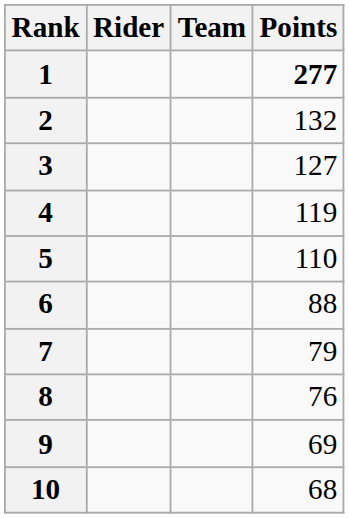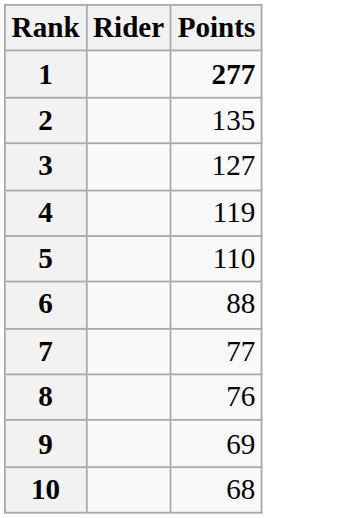- column: (212, 27)
(315, 119) 132 -> (233, 119) 135
(323, 350) 79 -> (241, 350) 77
